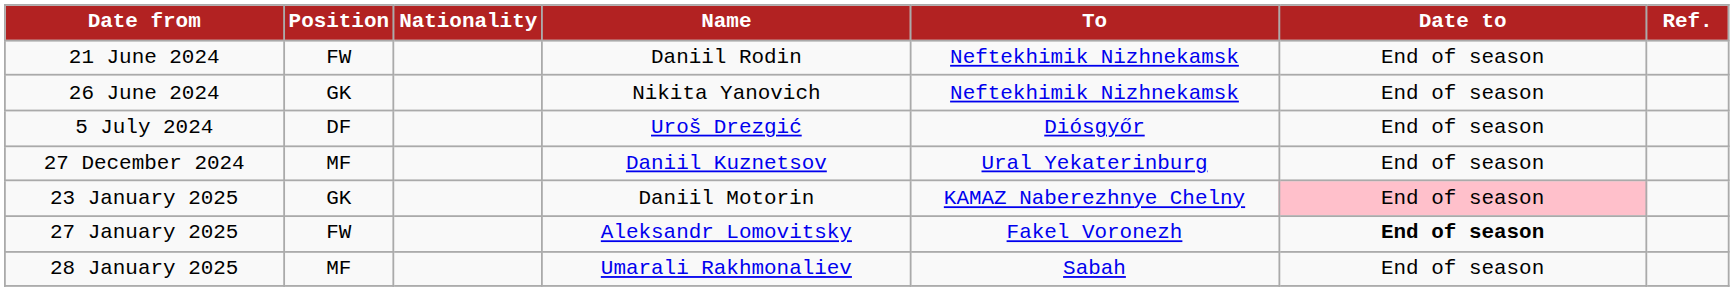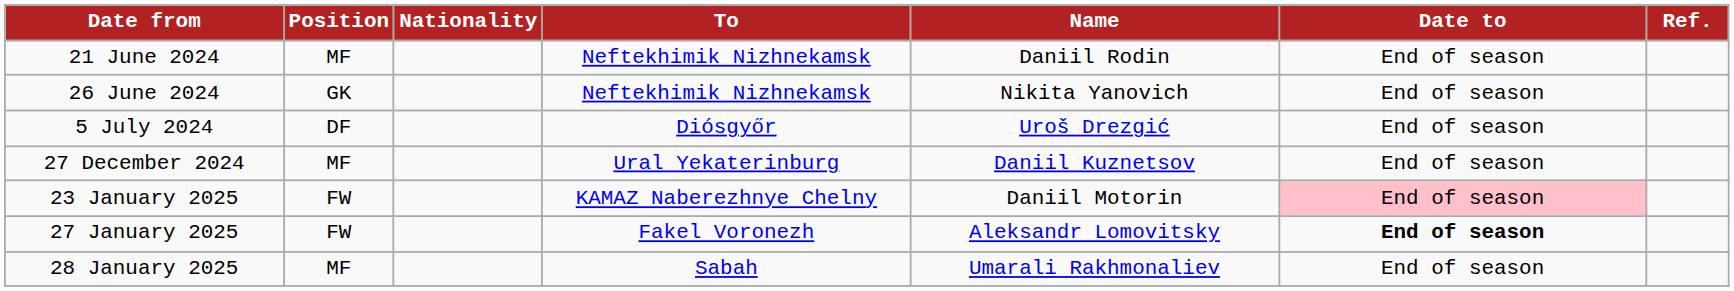columns swapped: (726, 22) <-> (1095, 22)
(339, 57) FW -> (339, 57) MF
(339, 198) GK -> (339, 198) FW
